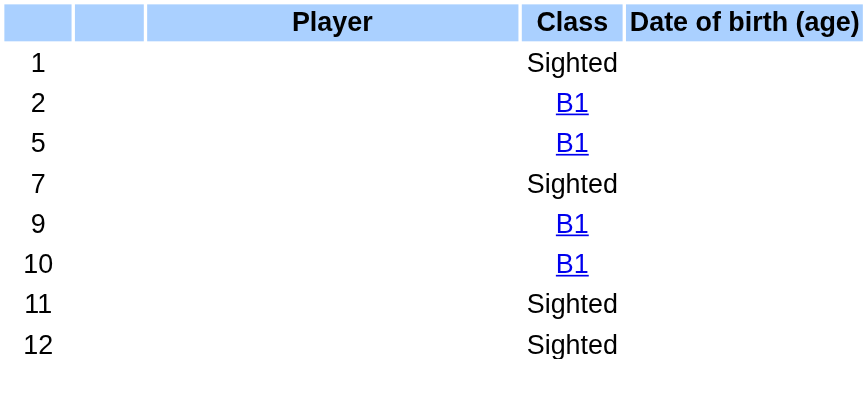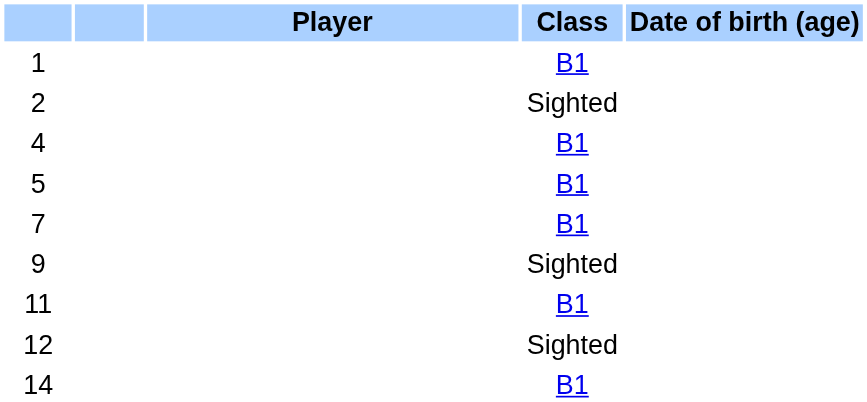(572, 62) Sighted -> (572, 62) B1
(572, 103) B1 -> (572, 103) Sighted
+ row: (38, 143)
(572, 183) Sighted -> (572, 224) B1
(572, 224) B1 -> (572, 264) Sighted
- row: (38, 264)
(572, 304) Sighted -> (572, 304) B1
+ row: (38, 385)
